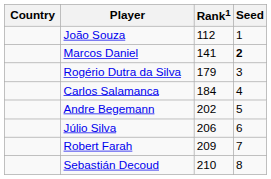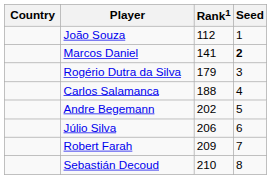(206, 91) 184 -> (206, 91) 188
